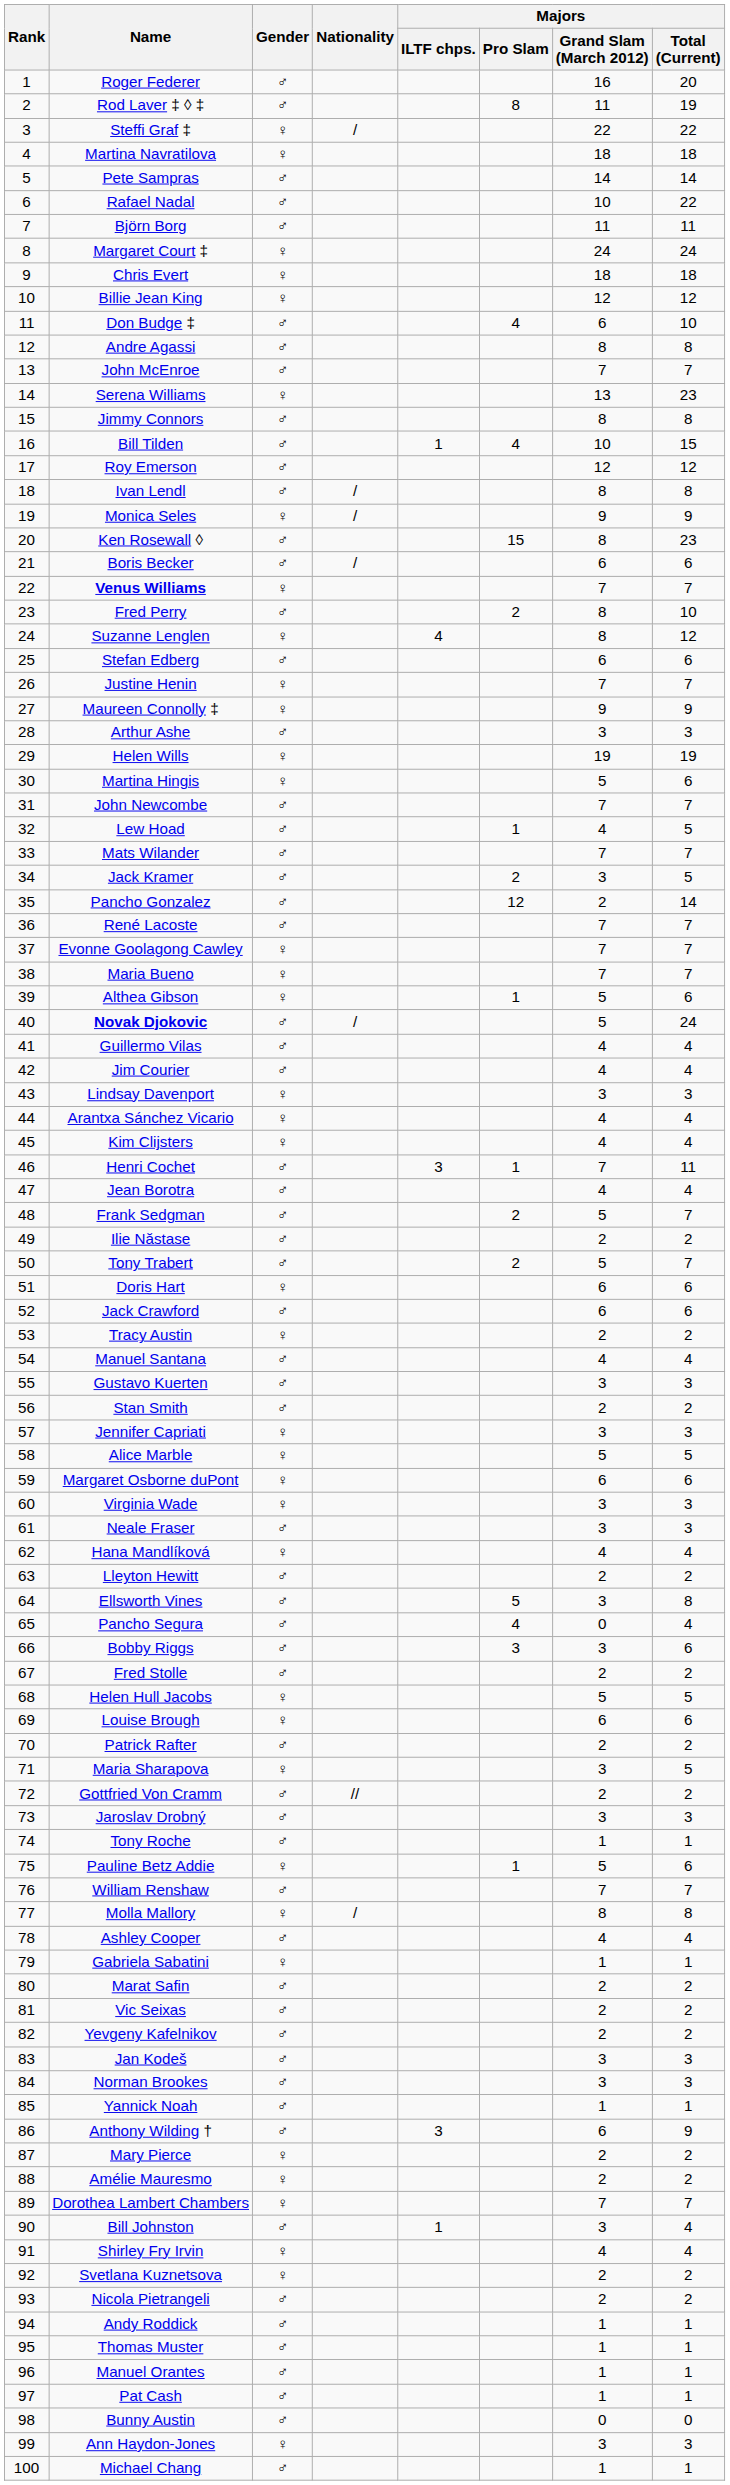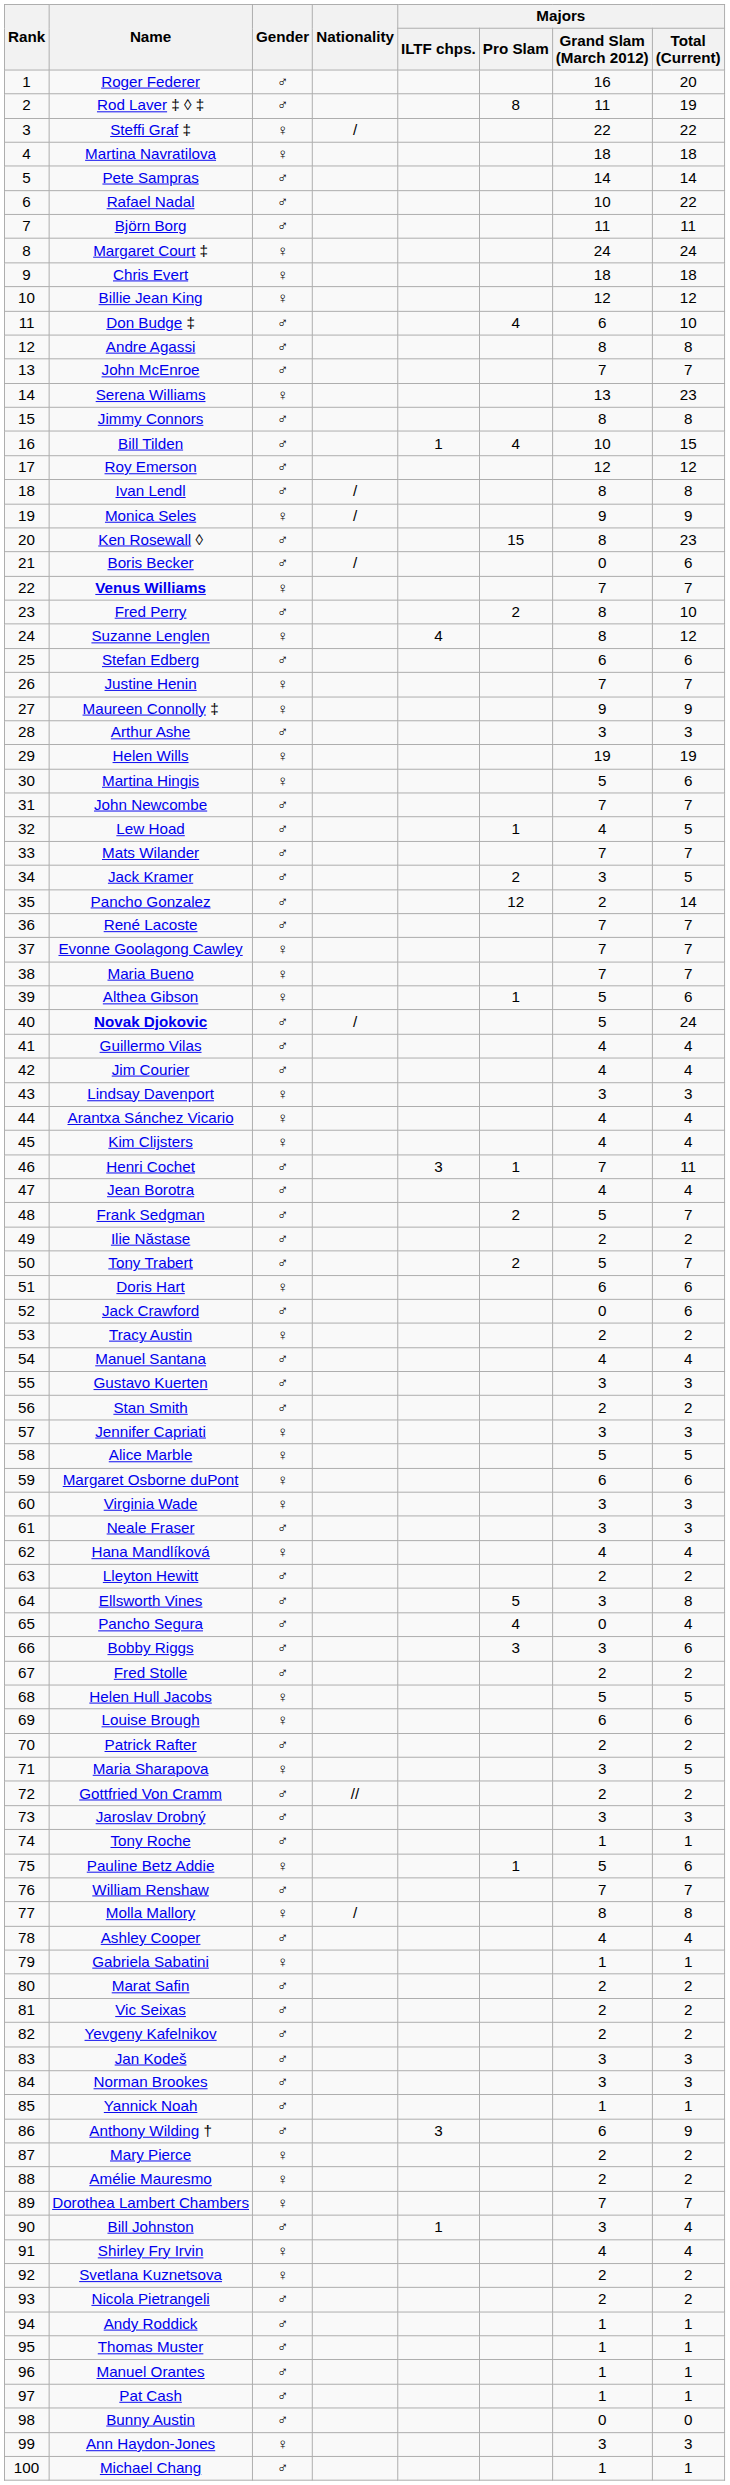(602, 563) 6 -> (602, 563) 0
(602, 1311) 6 -> (602, 1311) 0
